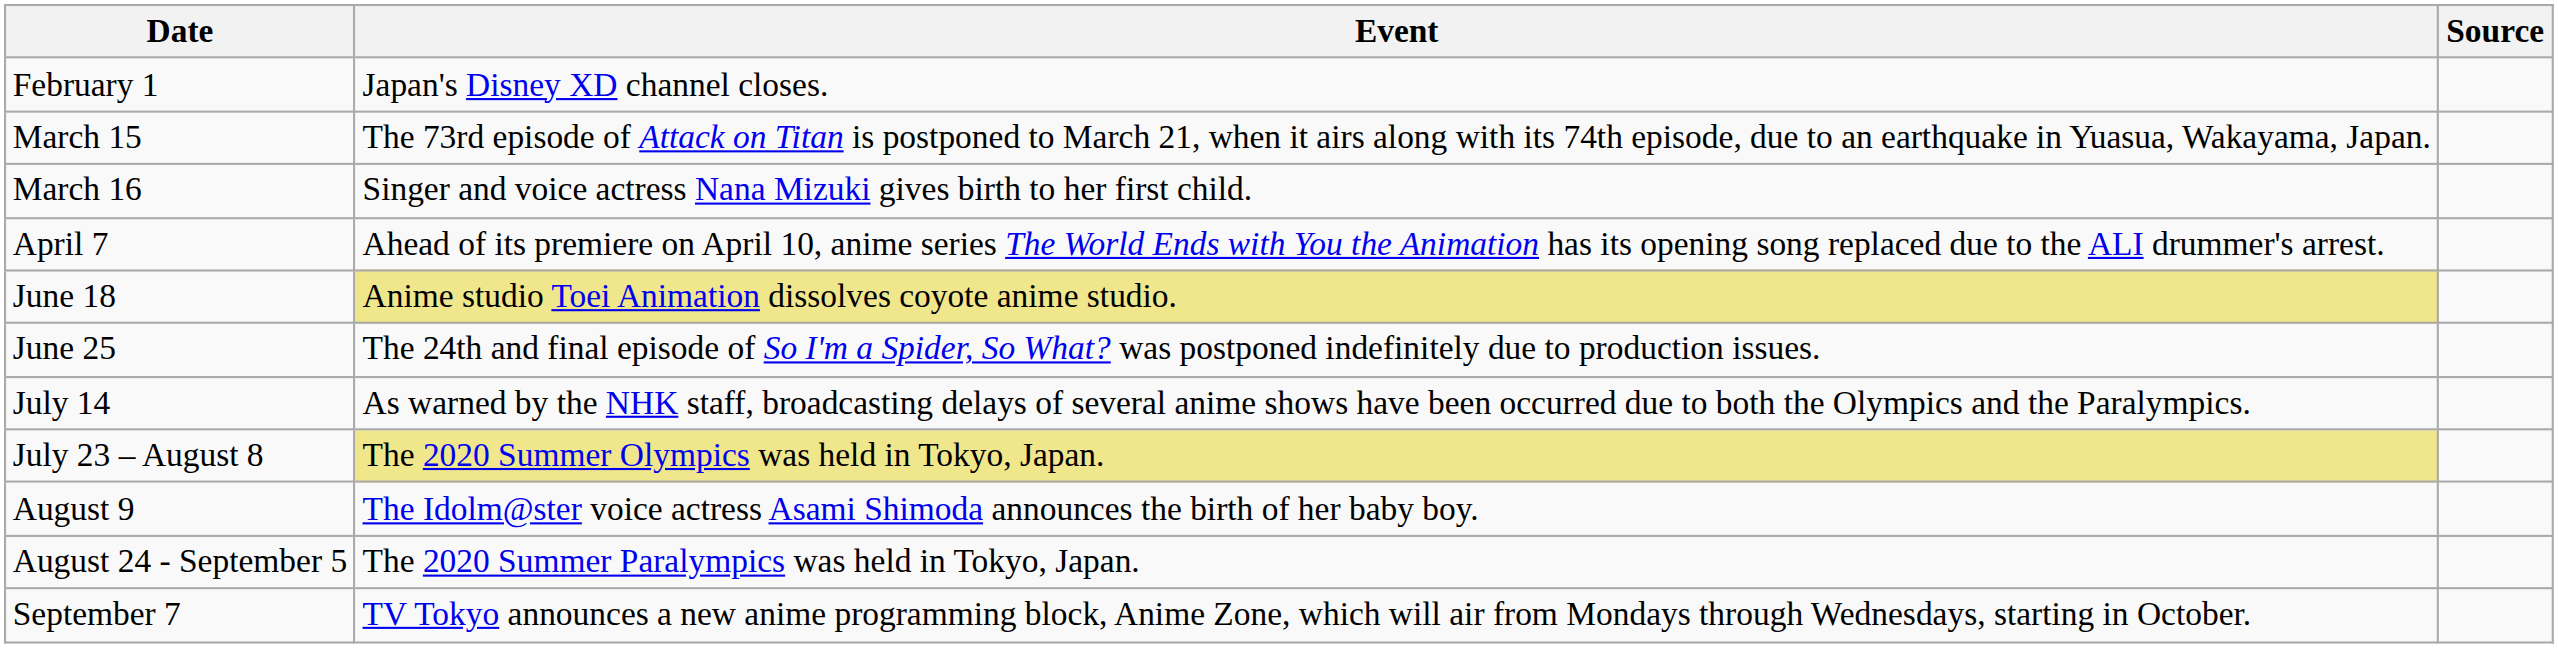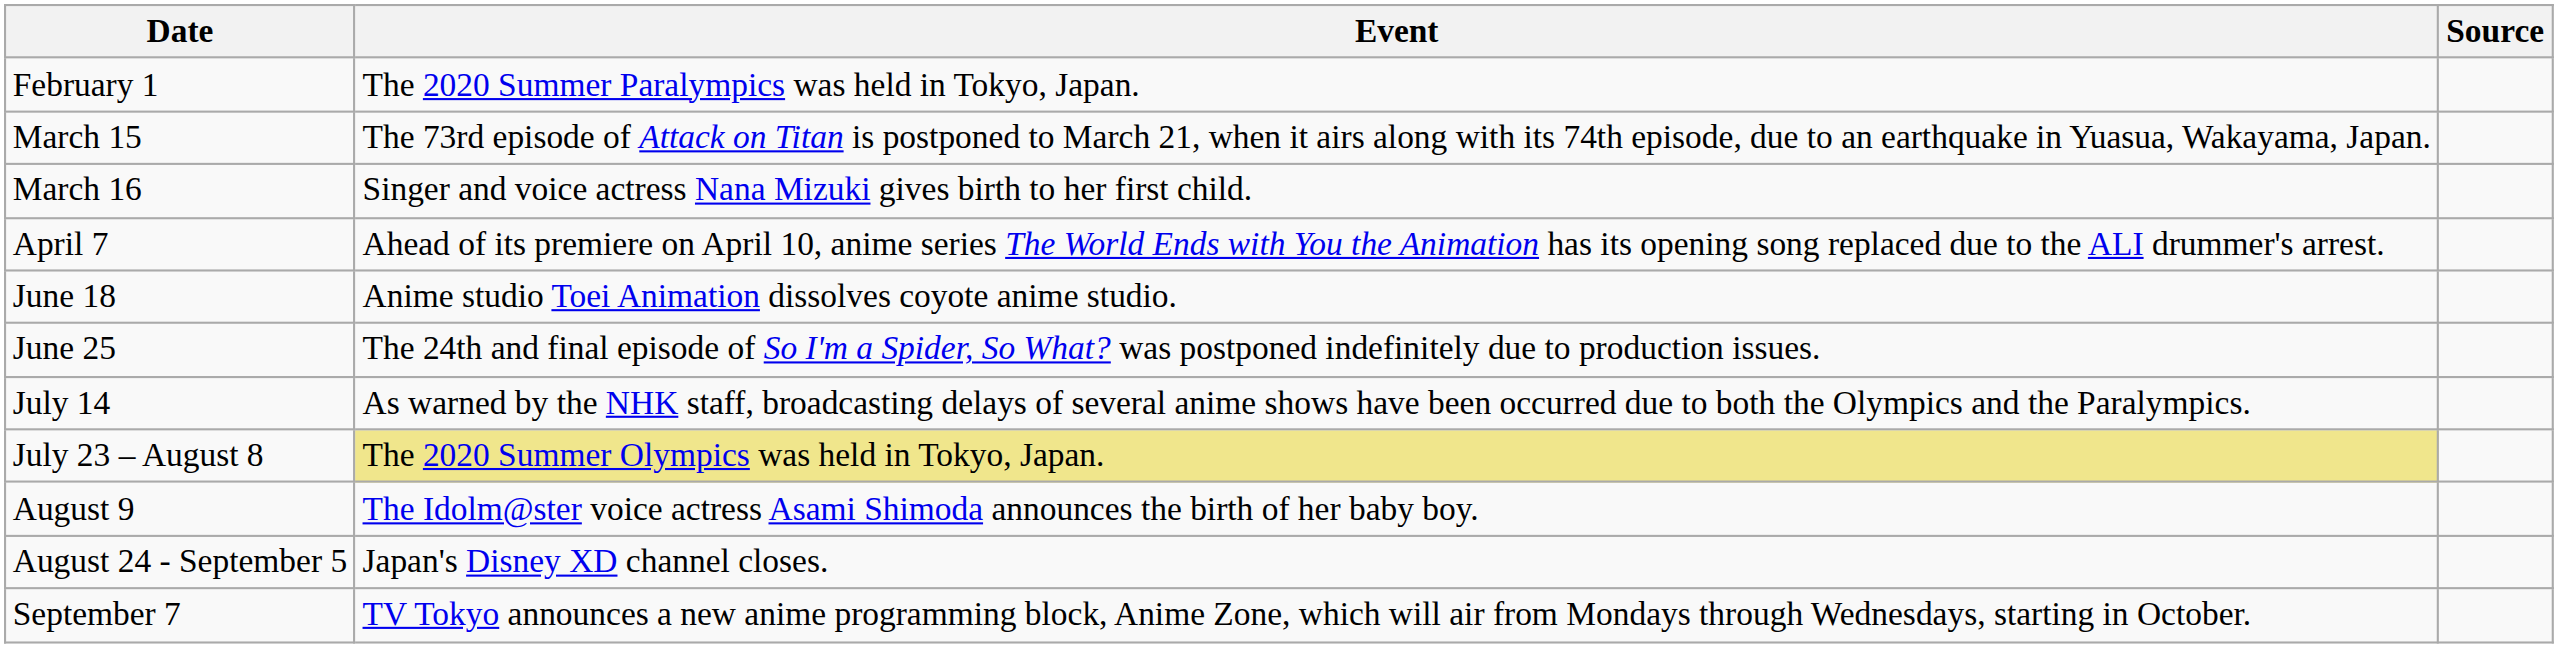(595, 84) Japan's Disney XD channel closes. -> (751, 84) The 2020 Summer Paralympics was held in Tokyo, Japan.
(770, 296) khaki background -> (770, 296) no background
(751, 561) The 2020 Summer Paralympics was held in Tokyo, Japan. -> (595, 561) Japan's Disney XD channel closes.
